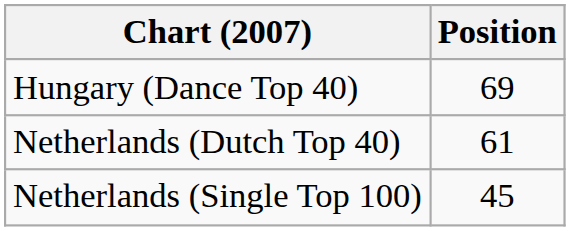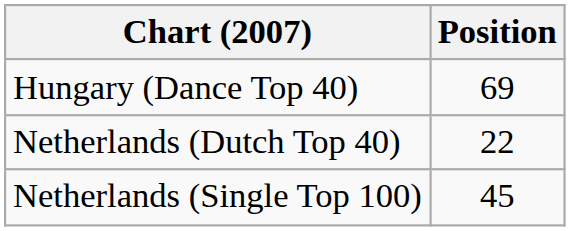(497, 141) 61 -> (497, 141) 22
